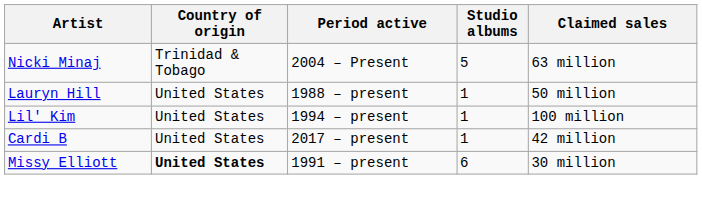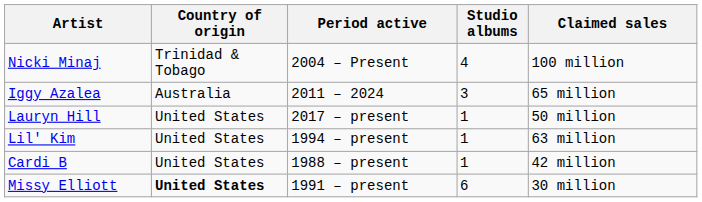(464, 63) 5 -> (464, 63) 4
(574, 63) 63 million -> (578, 63) 100 million
+ row: (54, 94)
(350, 94) 1988 – present -> (350, 117) 2017 – present
(578, 117) 100 million -> (574, 140) 63 million
(350, 140) 2017 – present -> (350, 163) 1988 – present
